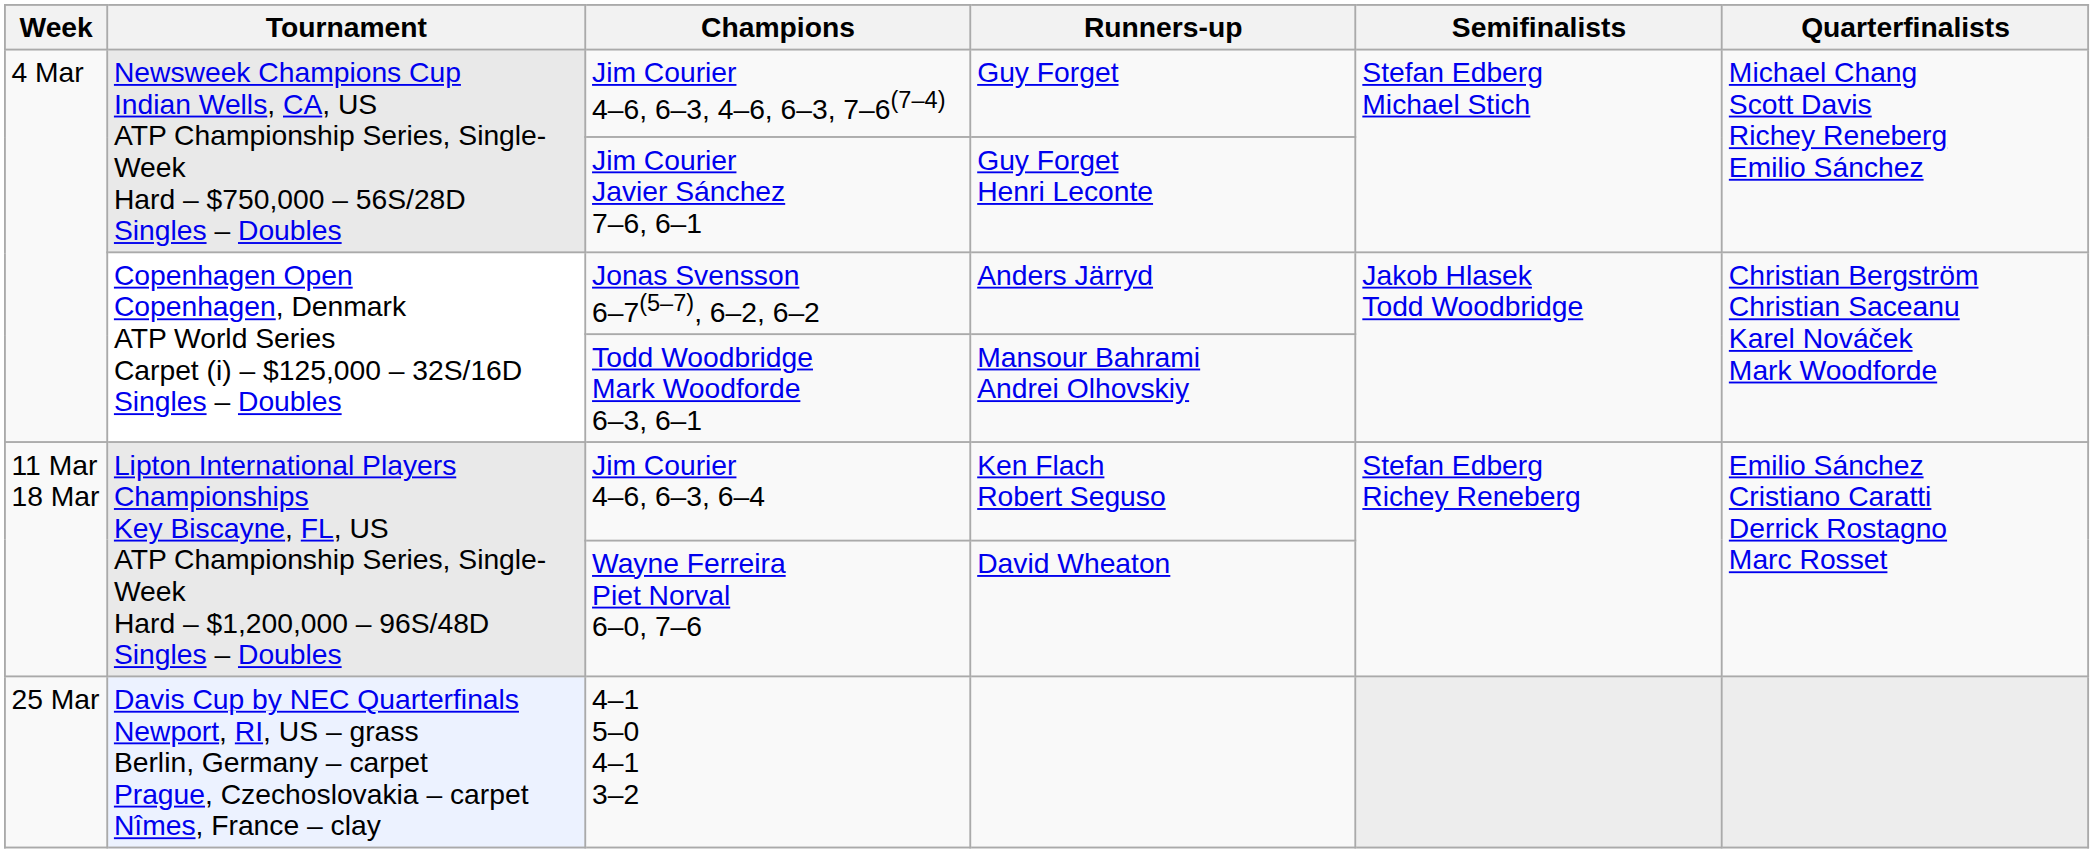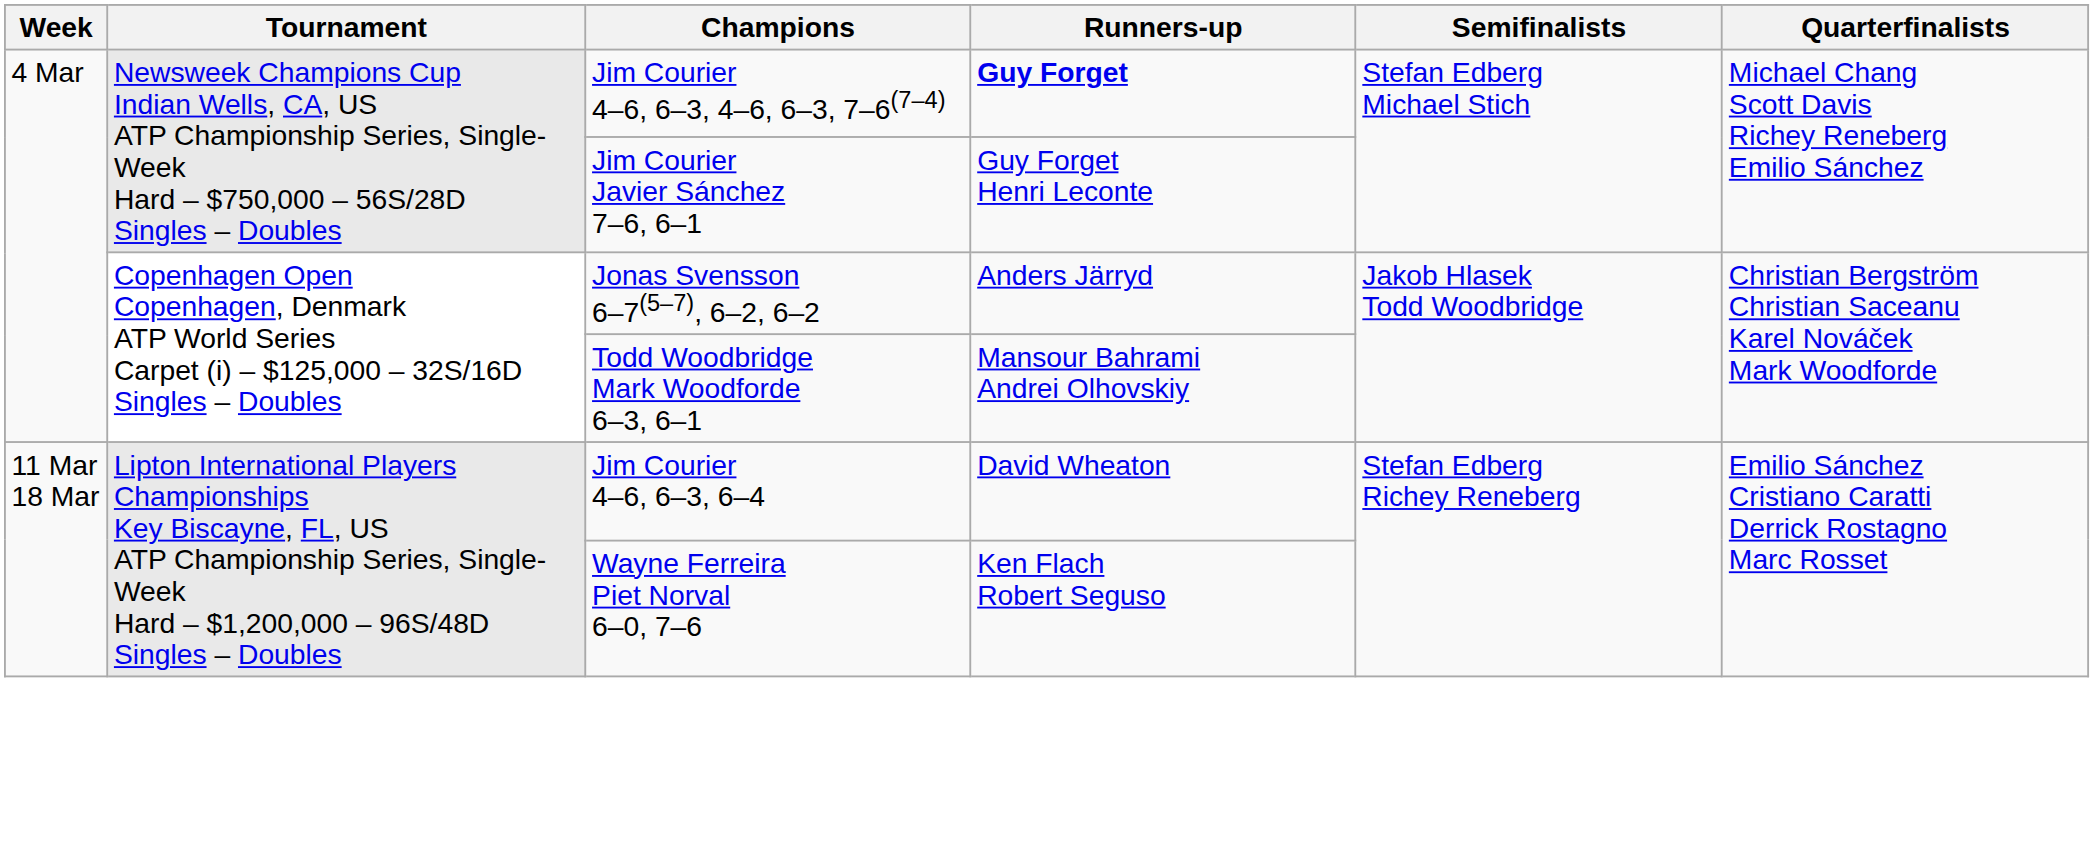(1048, 72) normal -> (1053, 72) bold
(1071, 481) Ken Flach Robert Seguso -> (1074, 465) David Wheaton
(1074, 562) David Wheaton -> (1071, 578) Ken Flach Robert Seguso
- row: (616, 747)
